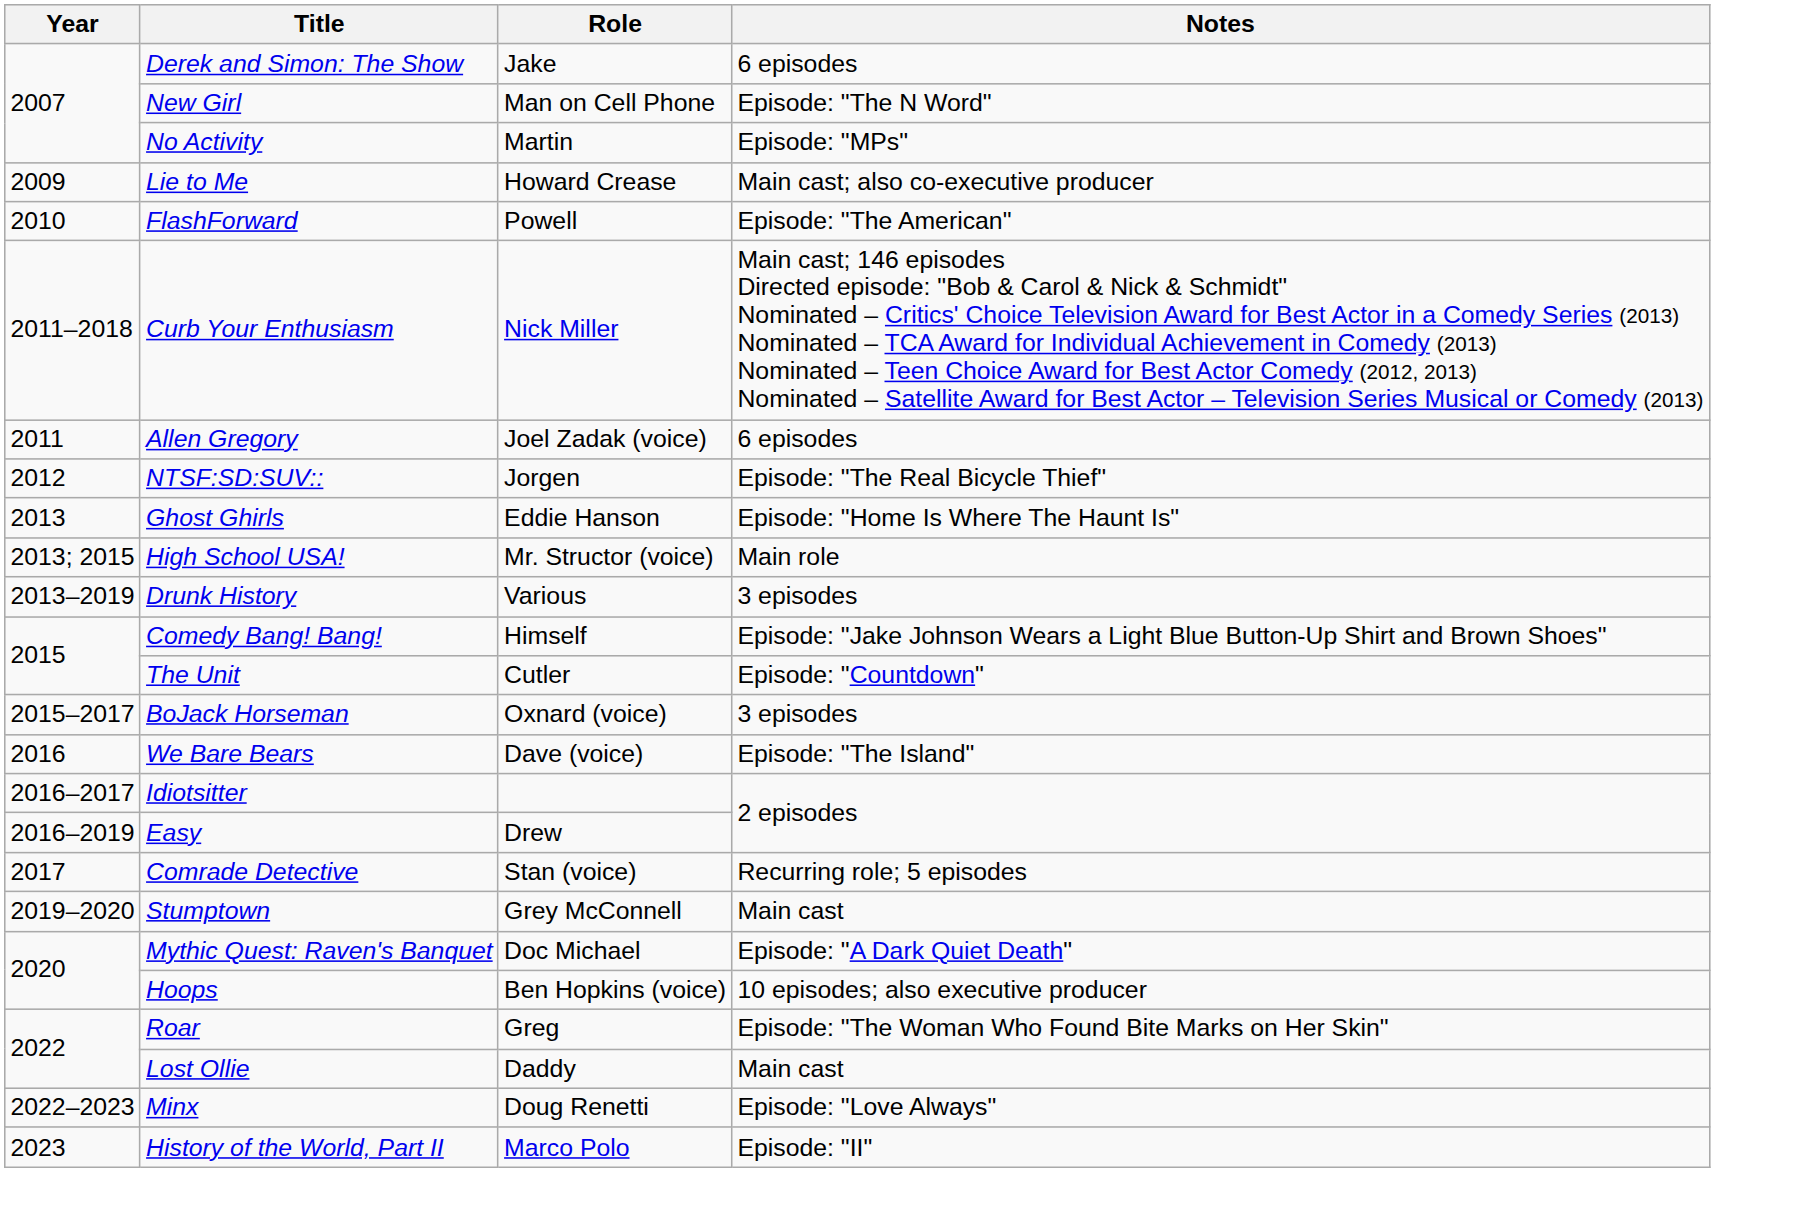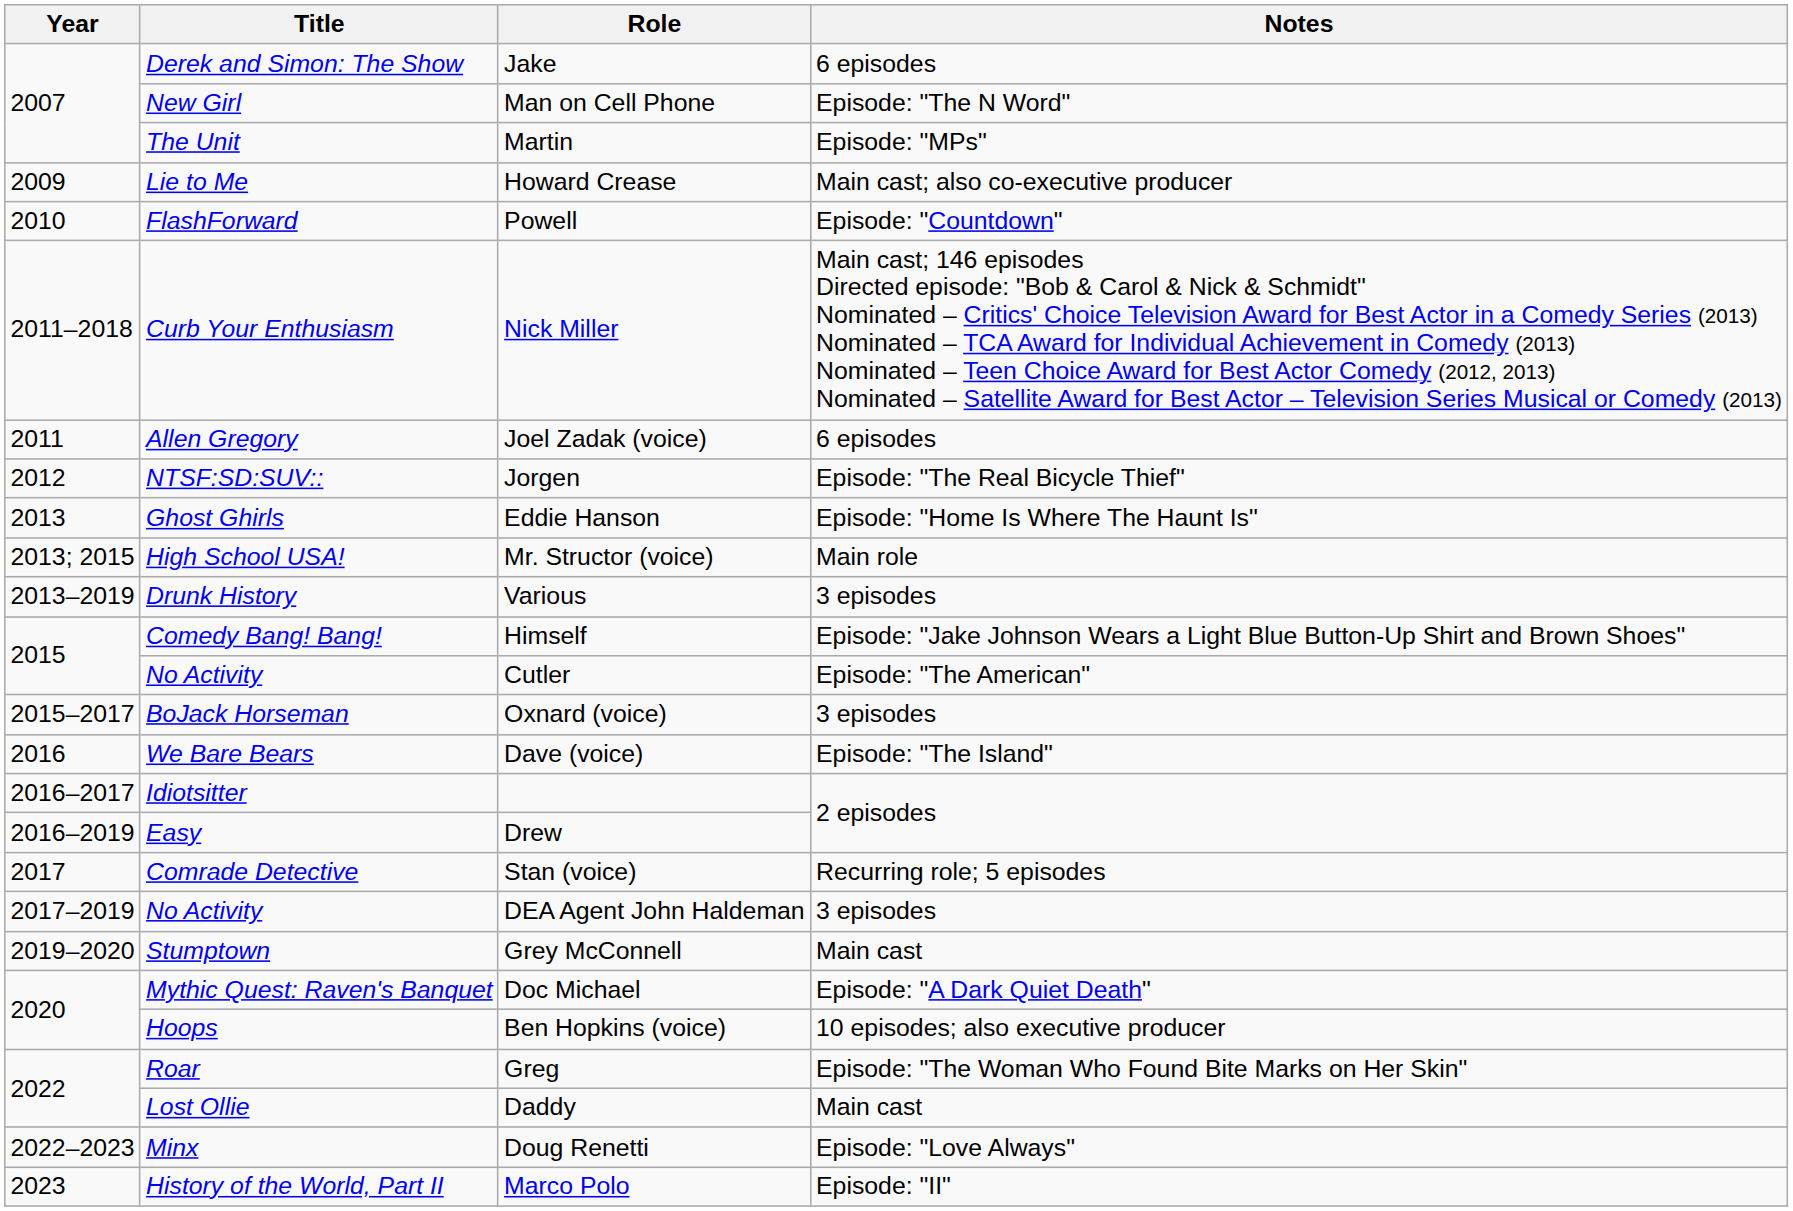(204, 142) No Activity -> (193, 142) The Unit
(874, 220) Episode: "The American" -> (939, 220) Episode: "Countdown"
(193, 674) The Unit -> (204, 674) No Activity
(861, 674) Episode: "Countdown" -> (953, 674) Episode: "The American"
+ row: (654, 910)
